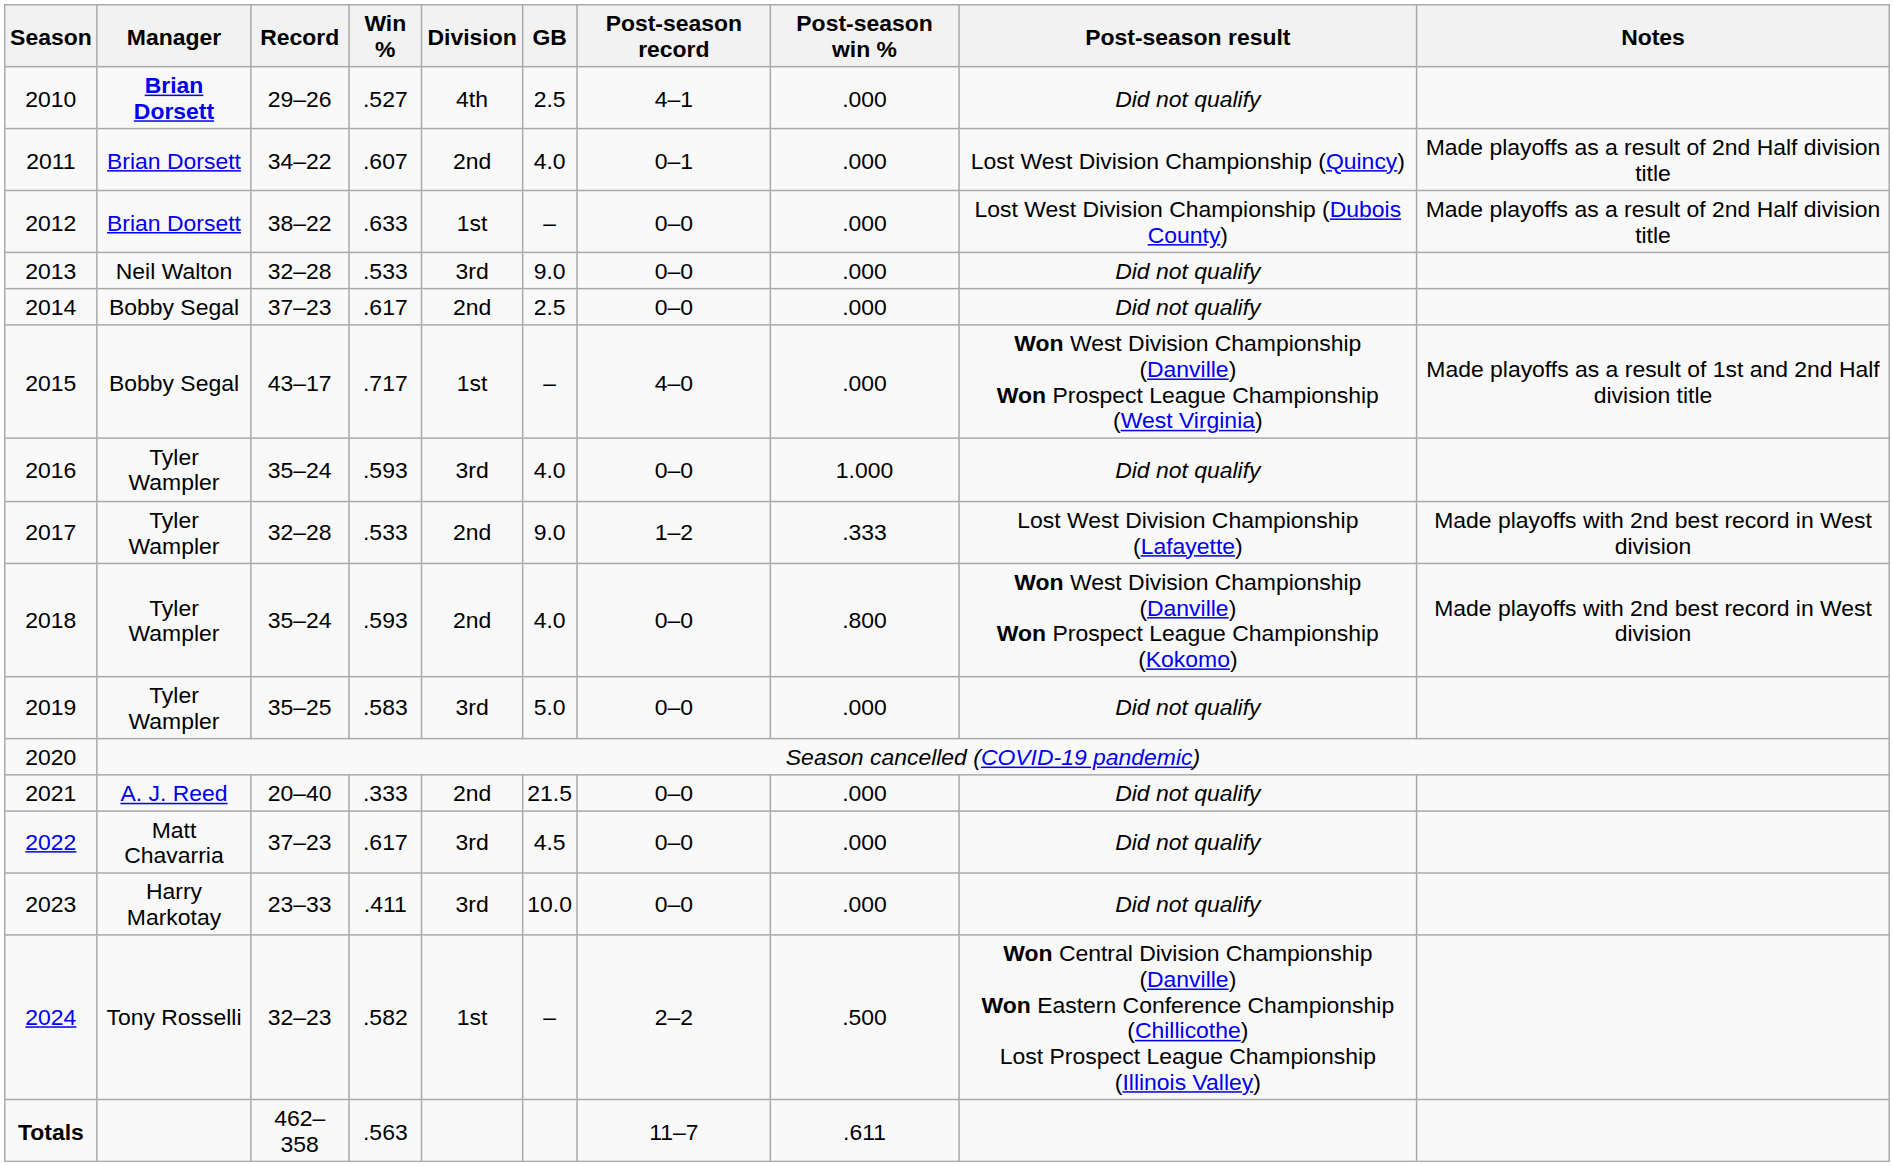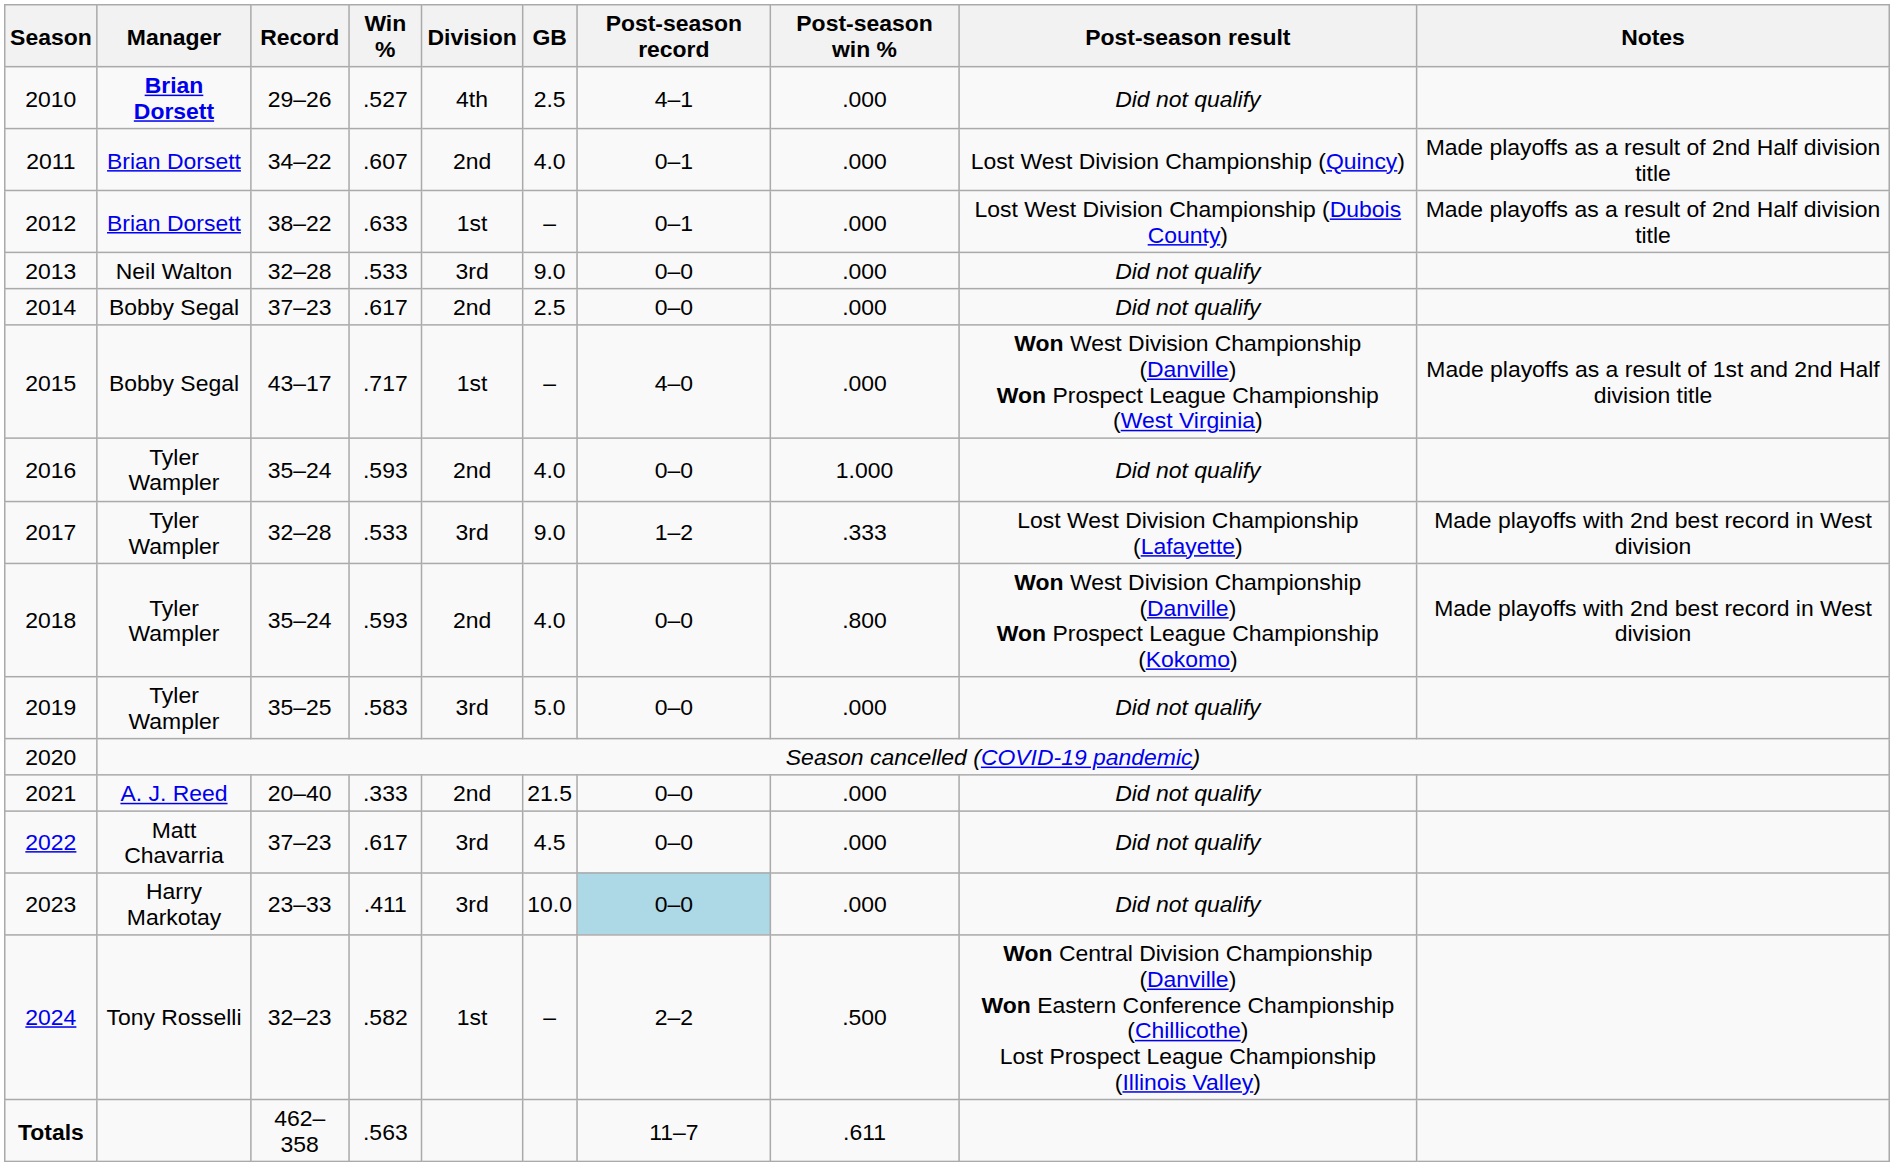(674, 222) 0–0 -> (674, 222) 0–1
(472, 470) 3rd -> (472, 470) 2nd
(472, 532) 2nd -> (472, 532) 3rd
(674, 904) no background -> (674, 904) lightblue background
